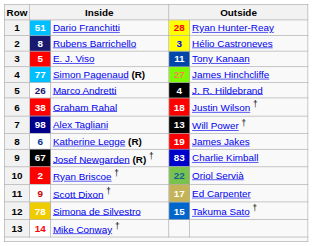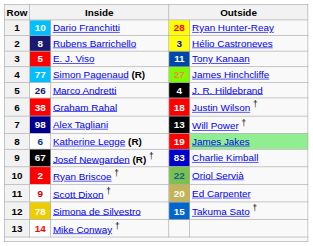(40, 28) 51 -> (40, 28) 10
(221, 141) no background -> (221, 141) lightgreen background
(179, 193) 17 -> (179, 193) 20
